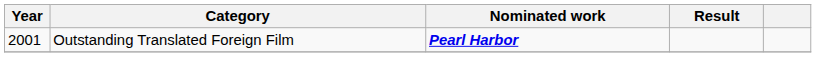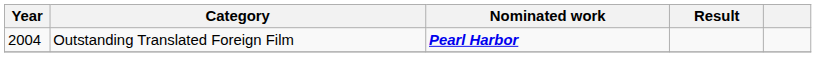(24, 39) 2001 -> (24, 39) 2004
